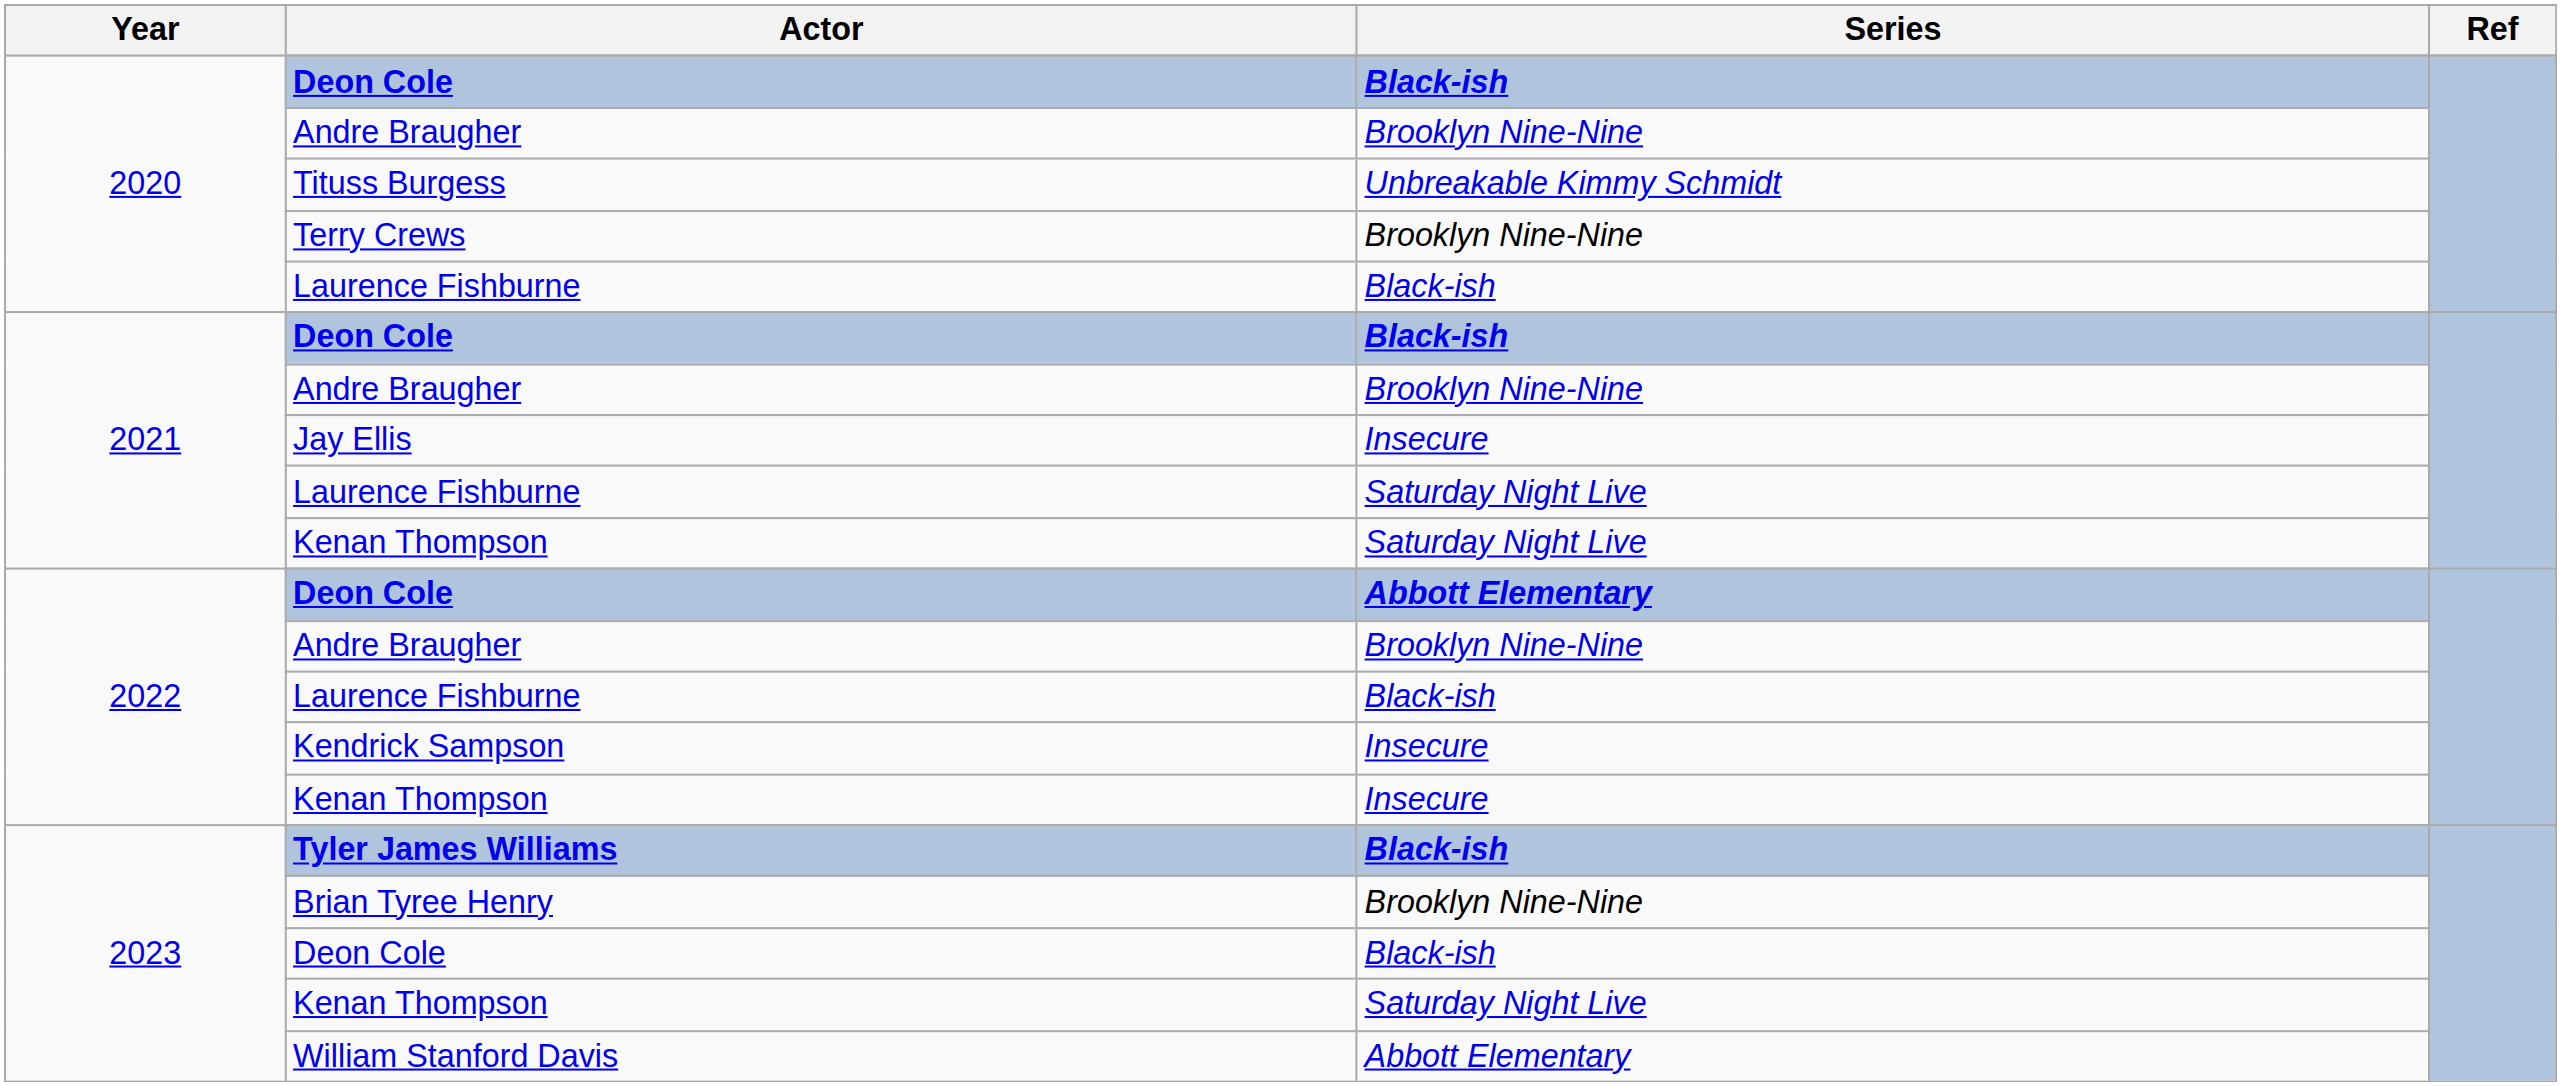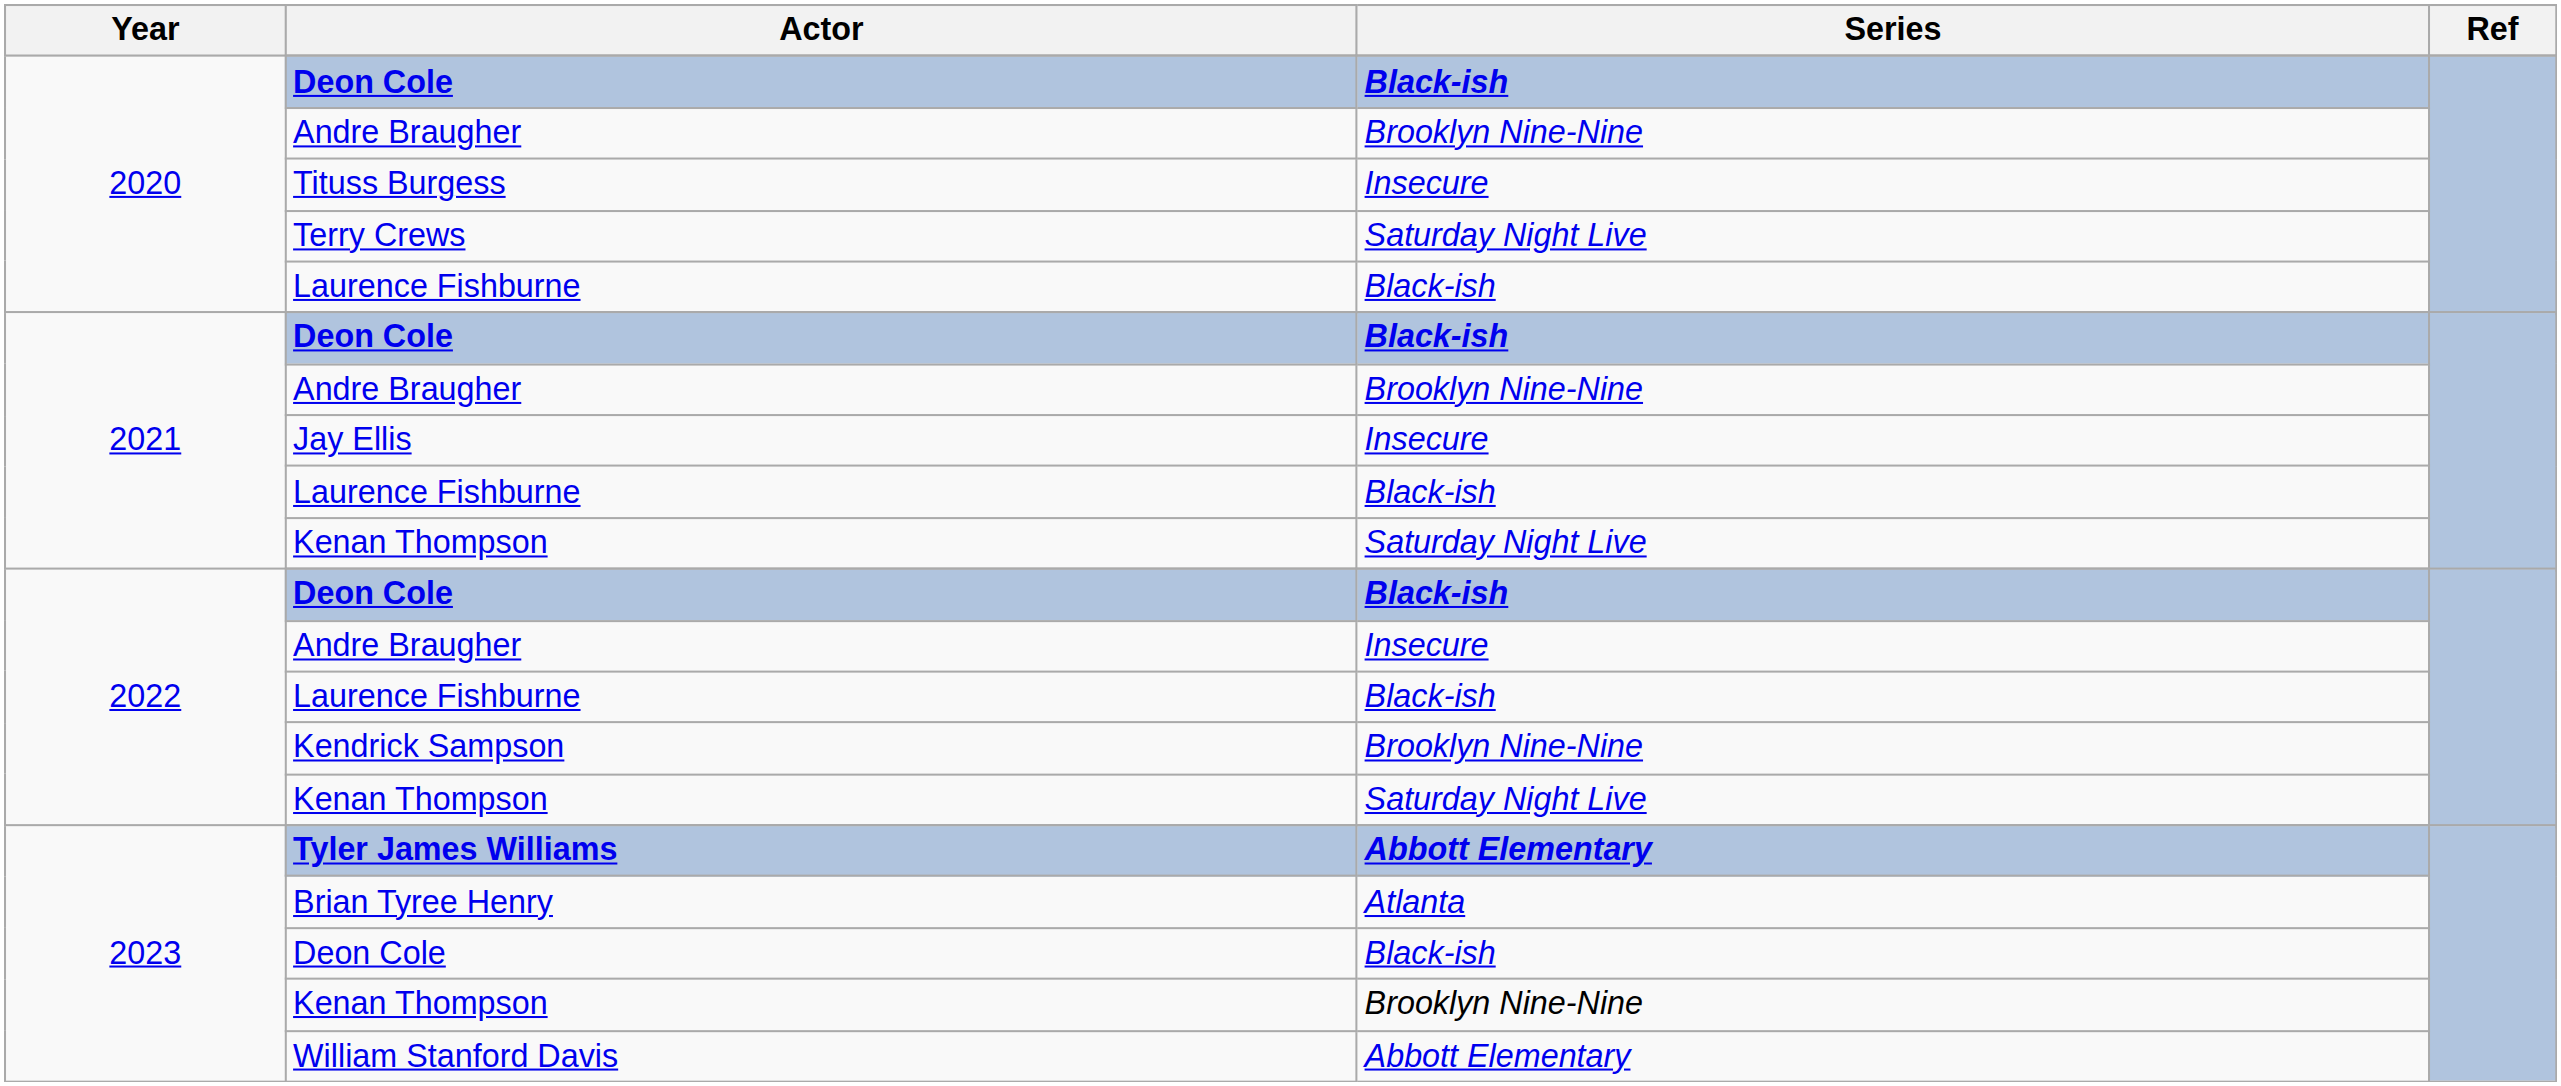(1573, 183) Unbreakable Kimmy Schmidt -> (1427, 183) Insecure
(1504, 235) Brooklyn Nine-Nine -> (1506, 235) Saturday Night Live
(1506, 491) Saturday Night Live -> (1430, 491) Black-ish
(1508, 593) Abbott Elementary -> (1436, 593) Black-ish
(1504, 645) Brooklyn Nine-Nine -> (1427, 645) Insecure
(1427, 747) Insecure -> (1504, 747) Brooklyn Nine-Nine
(1427, 798) Insecure -> (1506, 798) Saturday Night Live
(1436, 850) Black-ish -> (1508, 850) Abbott Elementary
(1504, 901) Brooklyn Nine-Nine -> (1415, 901) Atlanta
(1506, 1004) Saturday Night Live -> (1504, 1004) Brooklyn Nine-Nine
